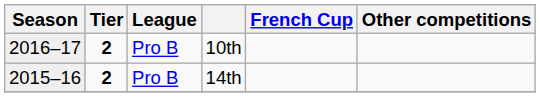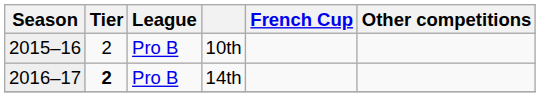(45, 48) 2016–17 -> (45, 48) 2015–16
(107, 48) bold -> (107, 48) normal
(45, 77) 2015–16 -> (45, 77) 2016–17
